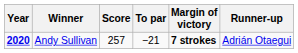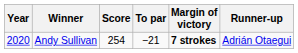(18, 41) bold -> (18, 41) normal
(116, 41) 257 -> (116, 41) 254
